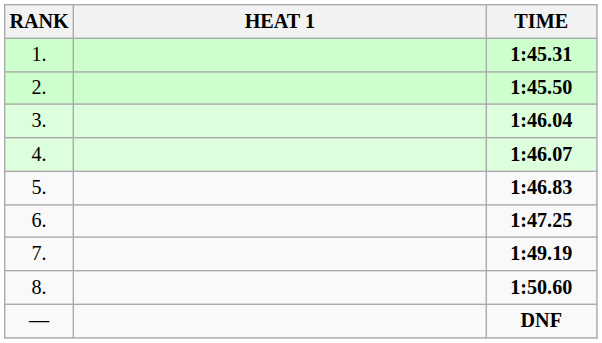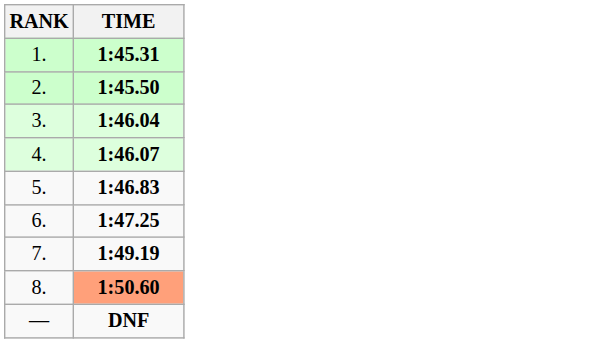- column: (280, 21)
(541, 287) no background -> (129, 287) lightsalmon background
